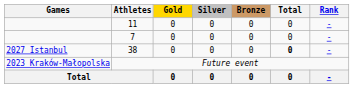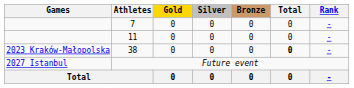rows swapped: (133, 24) <-> (133, 37)
(37, 50) 2027 Istanbul -> (58, 50) 2023 Kraków-Małopolska
(58, 63) 2023 Kraków-Małopolska -> (37, 63) 2027 Istanbul
